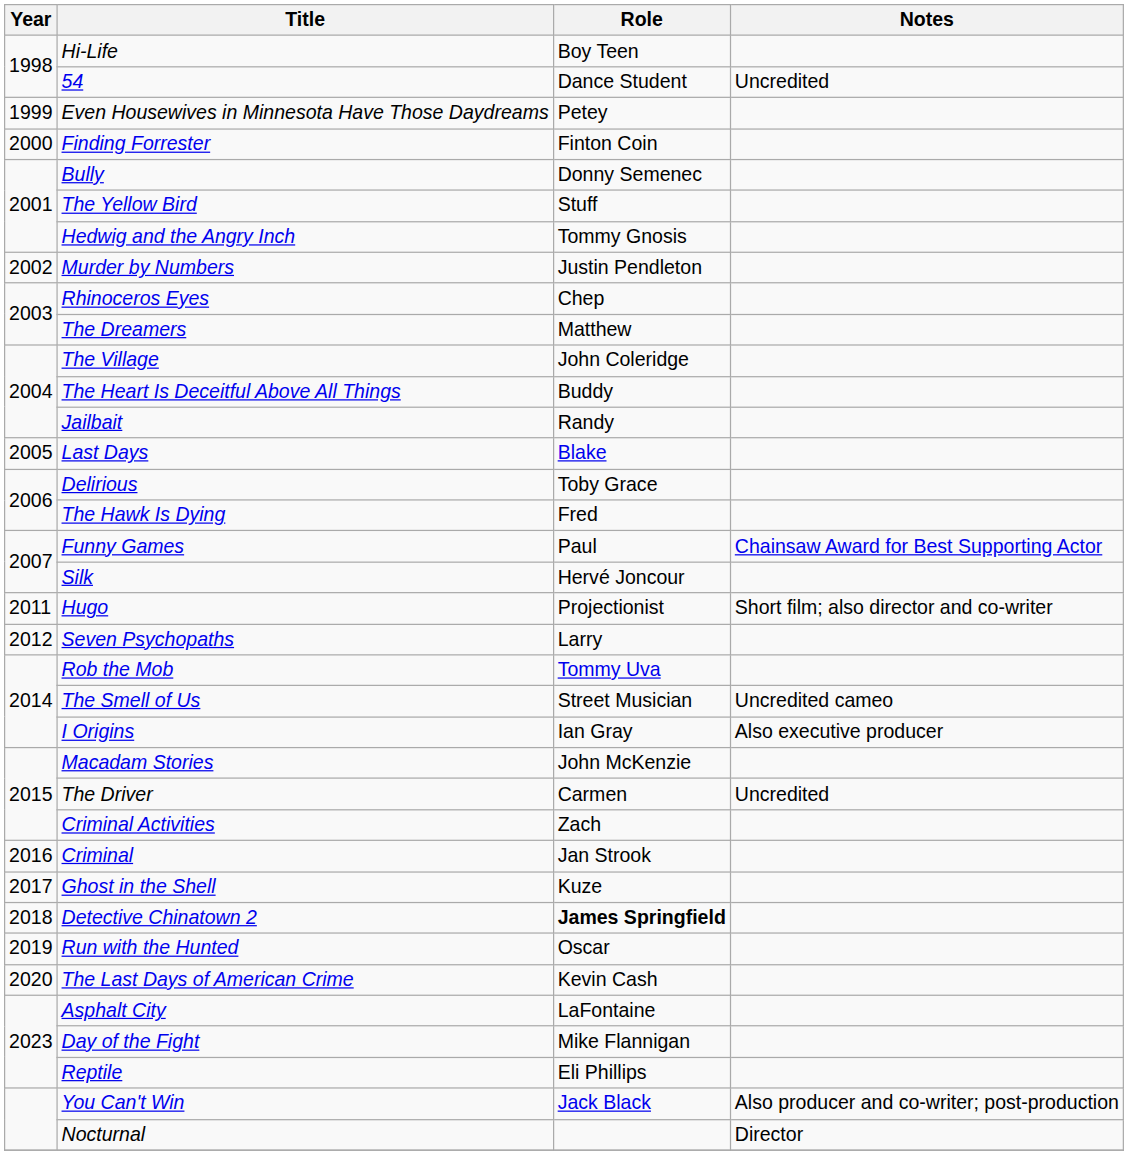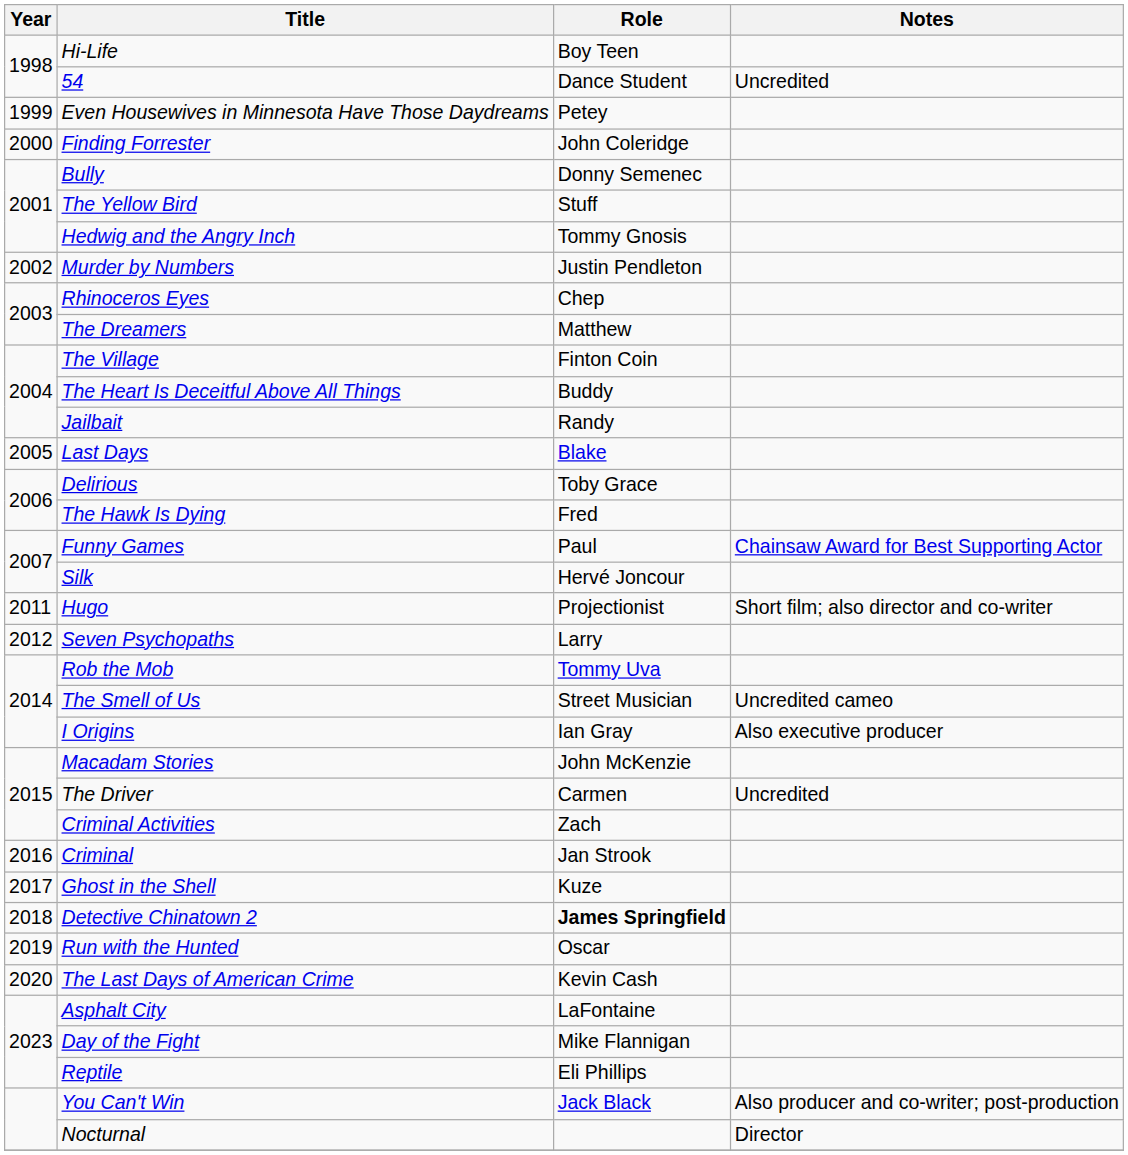(608, 143) Finton Coin -> (623, 143) John Coleridge
(623, 360) John Coleridge -> (608, 360) Finton Coin
